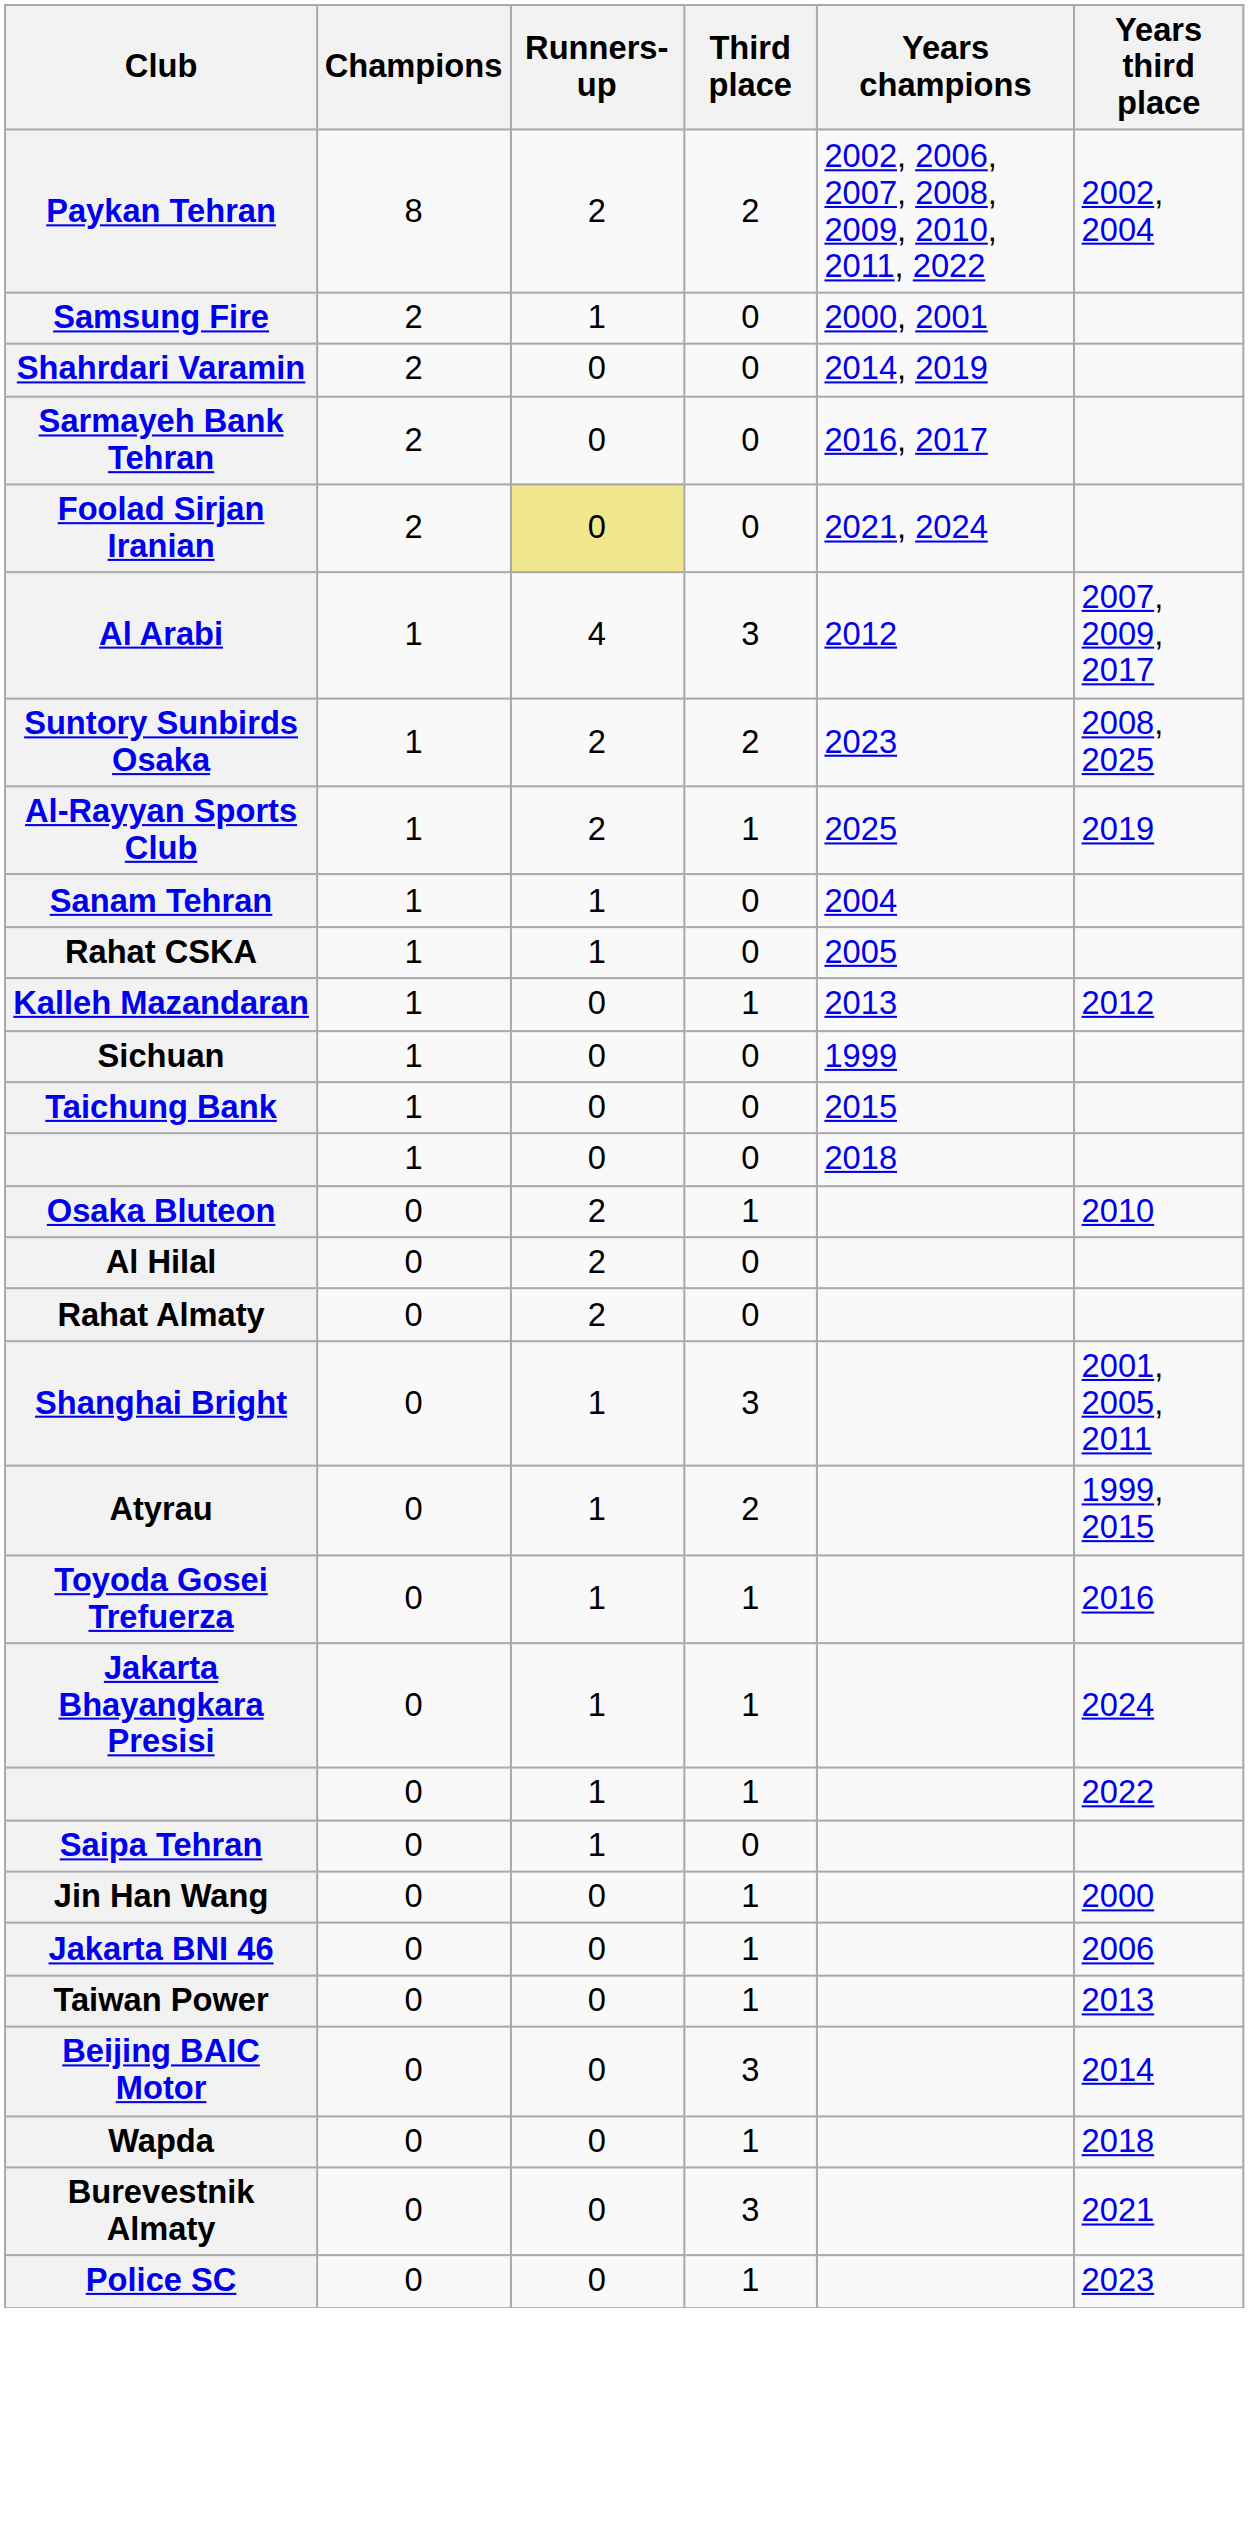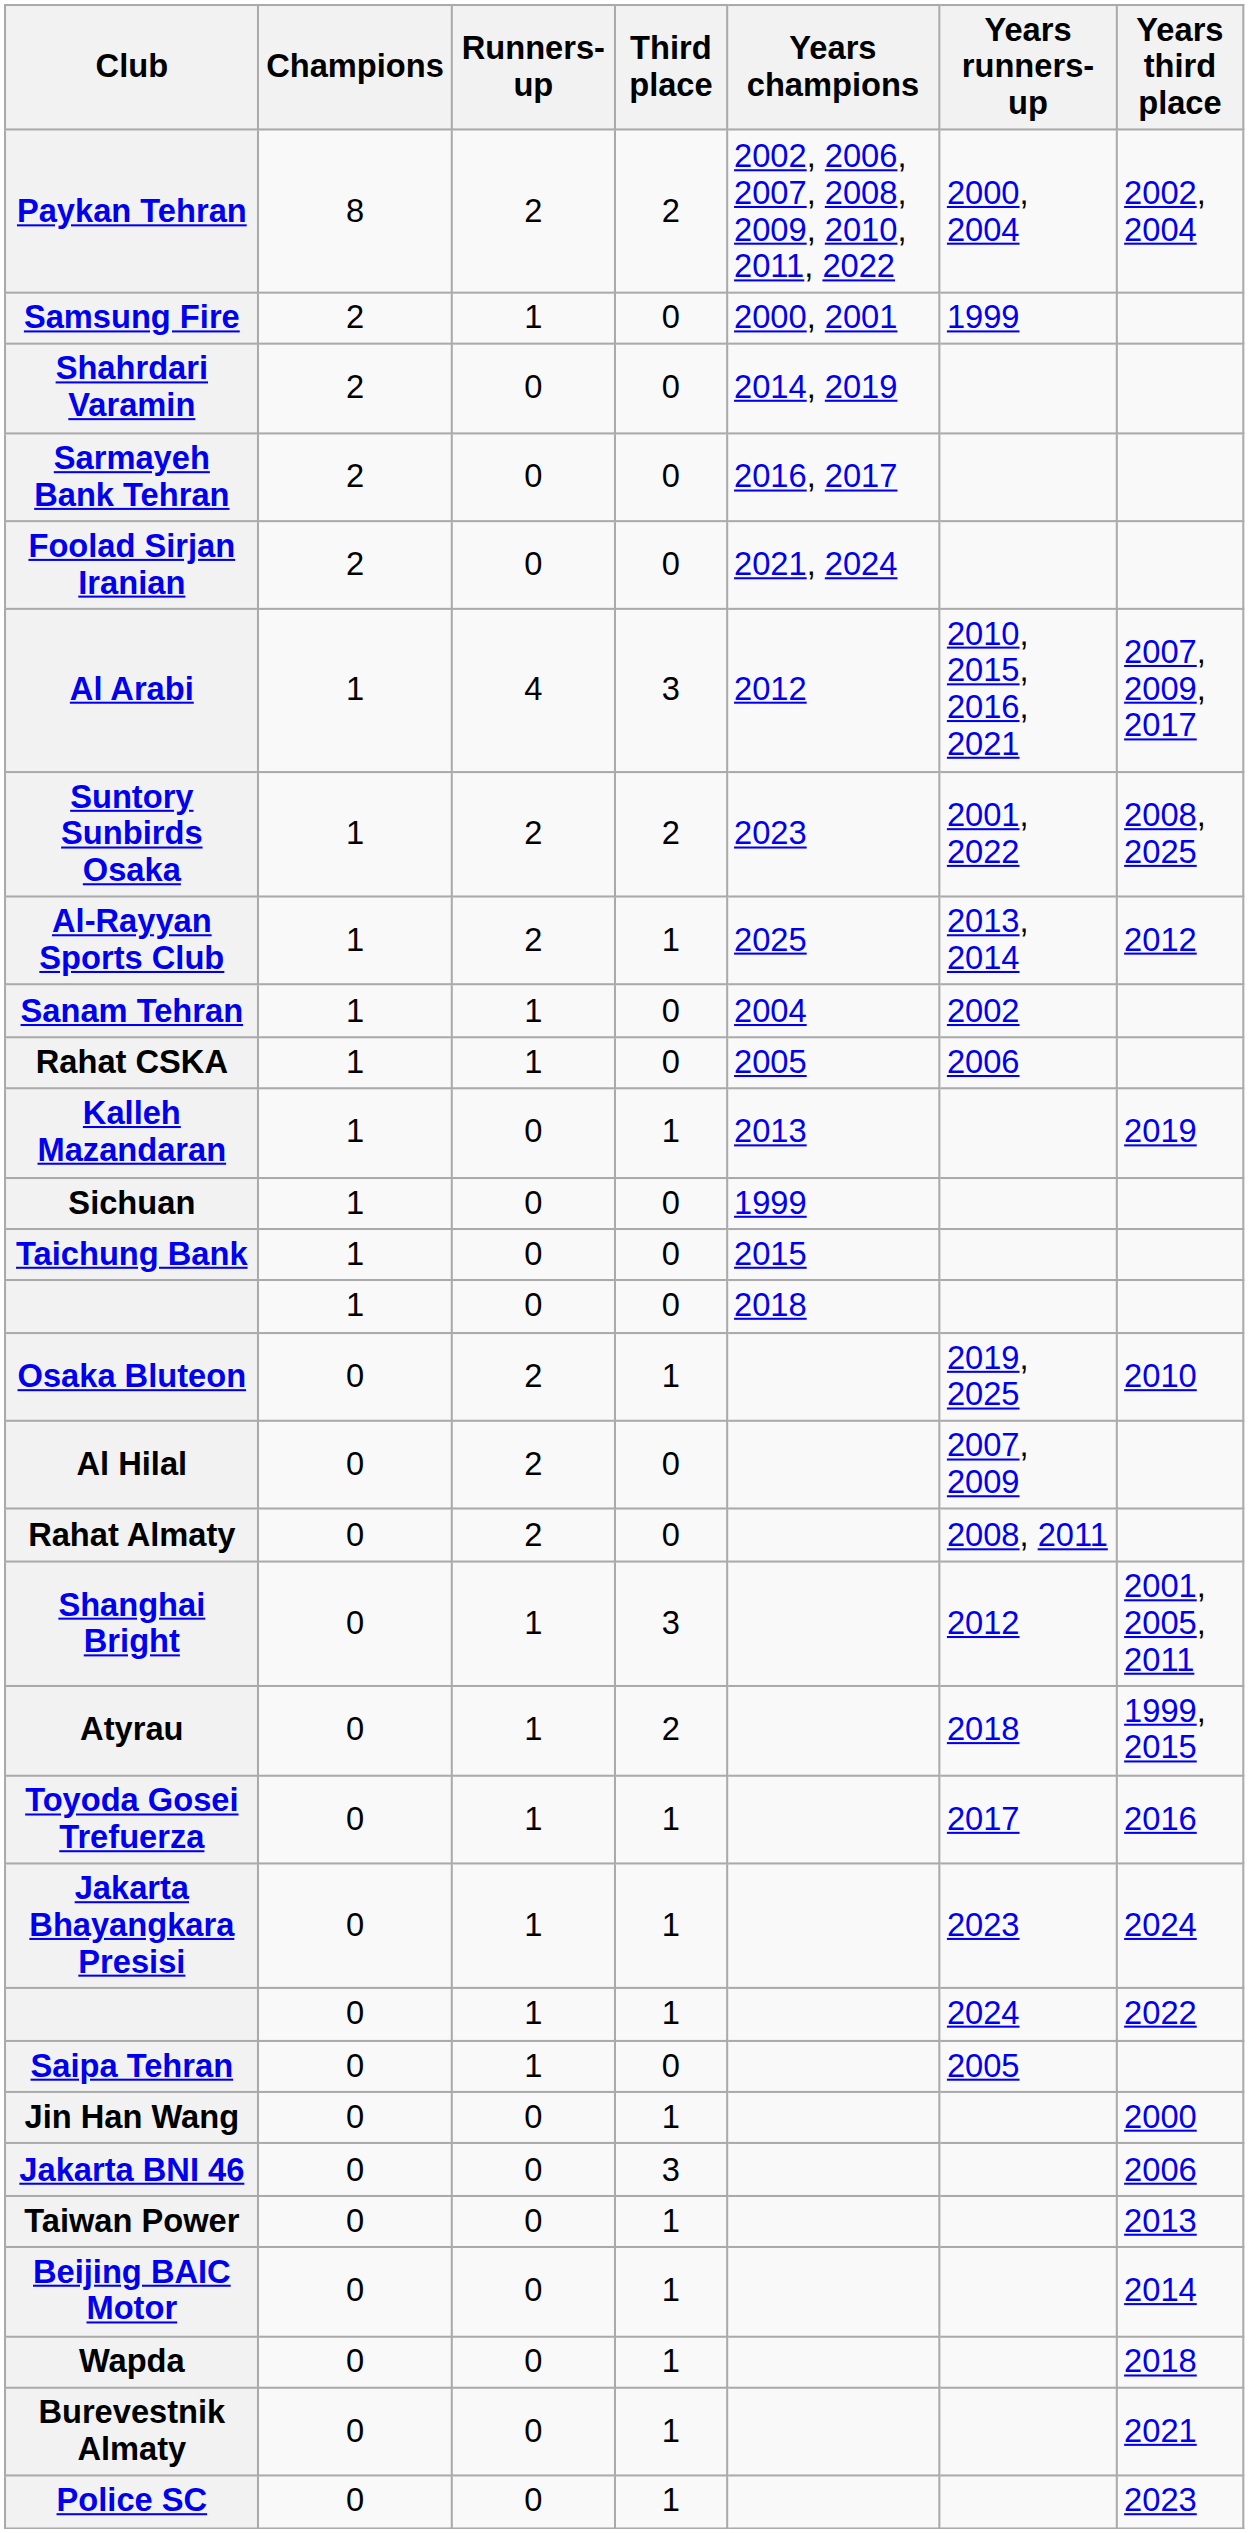+ column: (1028, 67)
(597, 527) khaki background -> (533, 564) no background
(1118, 830) 2019 -> (1160, 940) 2012
(1118, 1003) 2012 -> (1160, 1132) 2019
(750, 1948) 1 -> (671, 2169) 3
(750, 2070) 3 -> (671, 2290) 1
(750, 2210) 3 -> (671, 2431) 1
